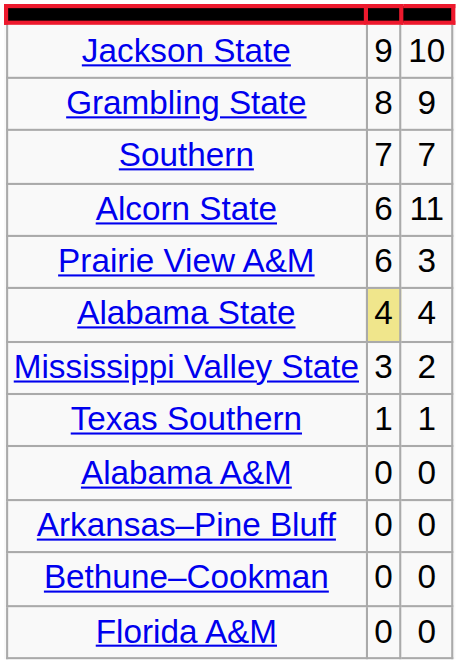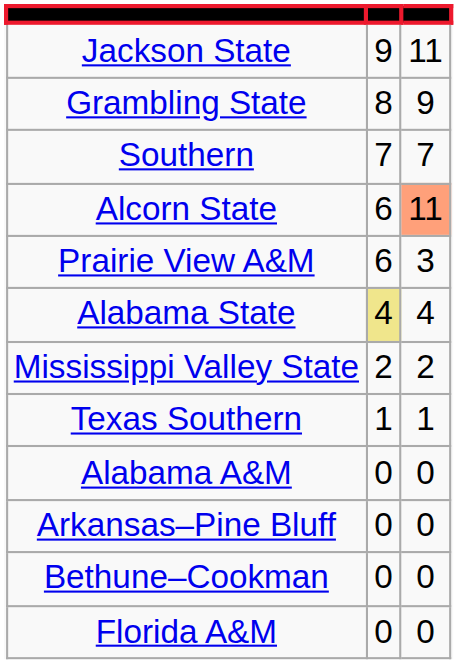(427, 50) 10 -> (425, 50) 11
(427, 208) no background -> (425, 208) lightsalmon background
(384, 367) 3 -> (384, 367) 2
